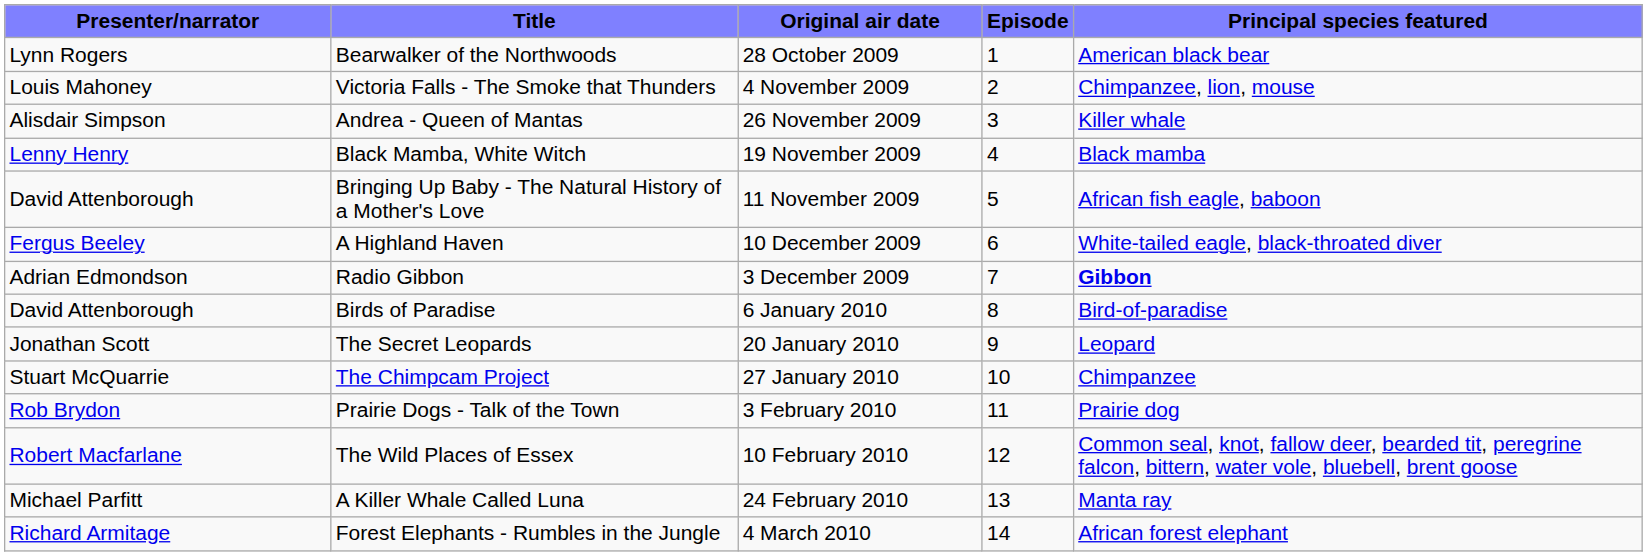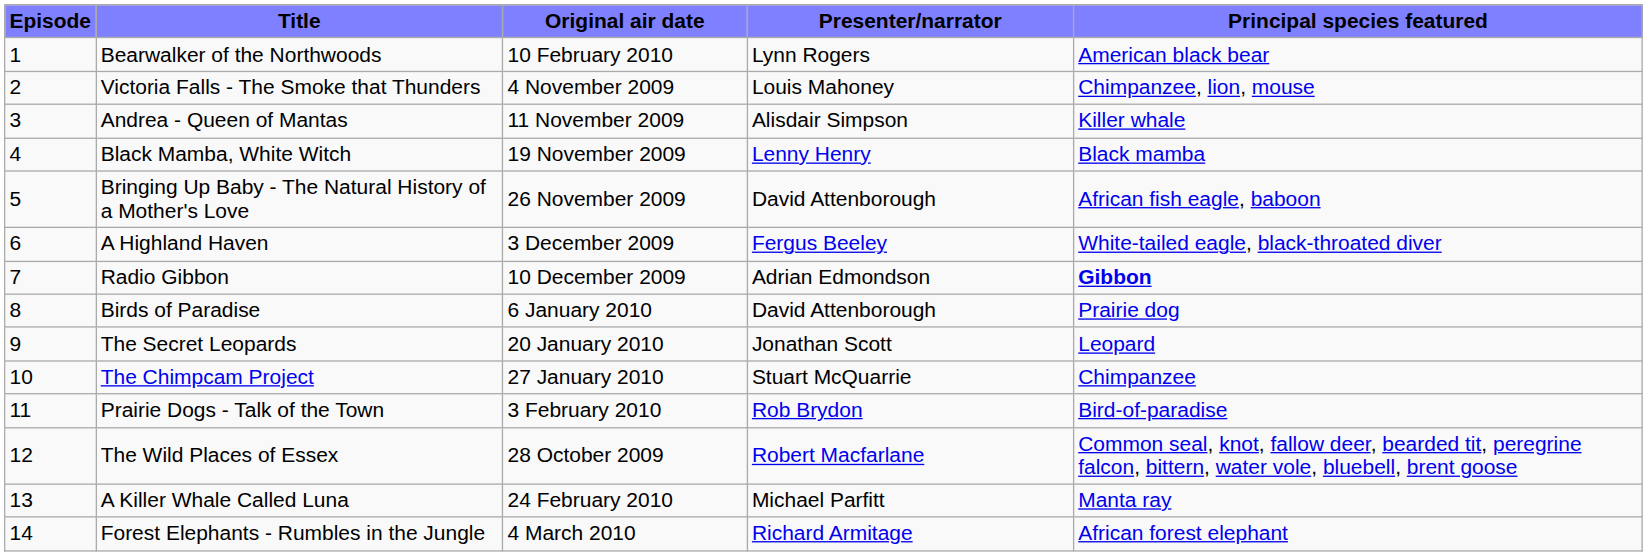columns swapped: (1028, 21) <-> (168, 21)
(821, 54) 28 October 2009 -> (590, 54) 10 February 2010
(832, 120) 26 November 2009 -> (596, 120) 11 November 2009
(831, 199) 11 November 2009 -> (597, 199) 26 November 2009
(832, 244) 10 December 2009 -> (591, 244) 3 December 2009
(826, 277) 3 December 2009 -> (597, 277) 10 December 2009
(1153, 310) Bird-of-paradise -> (1129, 310) Prairie dog
(1129, 410) Prairie dog -> (1153, 410) Bird-of-paradise
(825, 455) 10 February 2010 -> (586, 455) 28 October 2009
